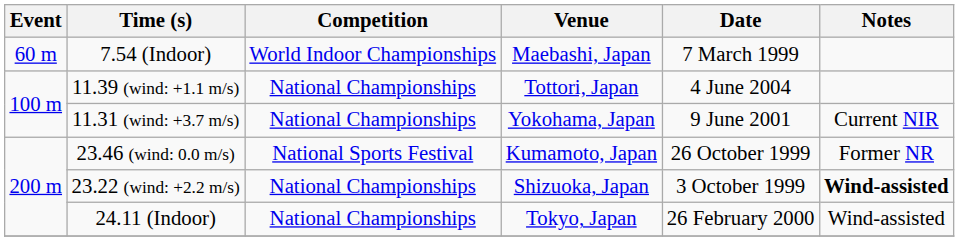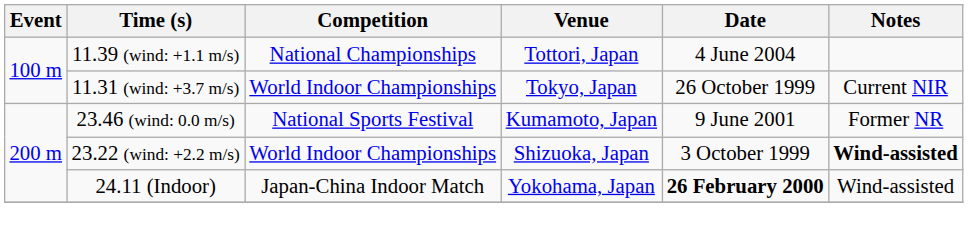- row: (156, 53)
(373, 119) National Championships -> (373, 86) World Indoor Championships
(581, 119) Yokohama, Japan -> (581, 86) Tokyo, Japan
(741, 119) 9 June 2001 -> (745, 86) 26 October 1999
(741, 152) 26 October 1999 -> (745, 119) 9 June 2001
(373, 185) National Championships -> (373, 152) World Indoor Championships
(373, 218) National Championships -> (373, 185) Japan-China Indoor Match
(581, 218) Tokyo, Japan -> (581, 185) Yokohama, Japan
(741, 218) normal -> (745, 185) bold
